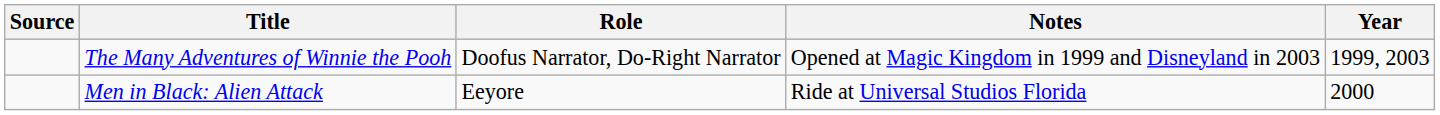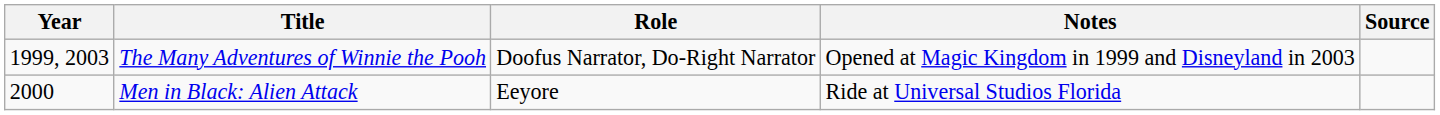columns swapped: (1380, 22) <-> (42, 22)
